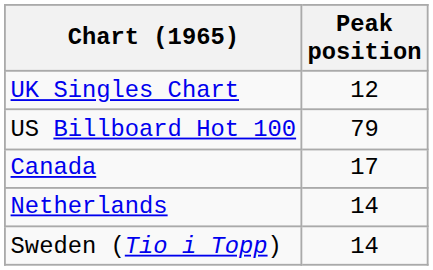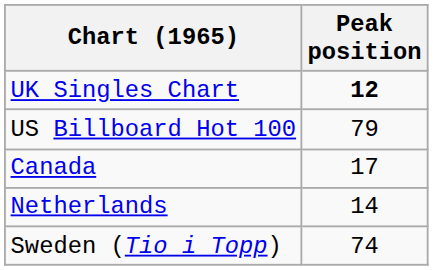(365, 91) normal -> (365, 91) bold
(365, 246) 14 -> (365, 246) 74
